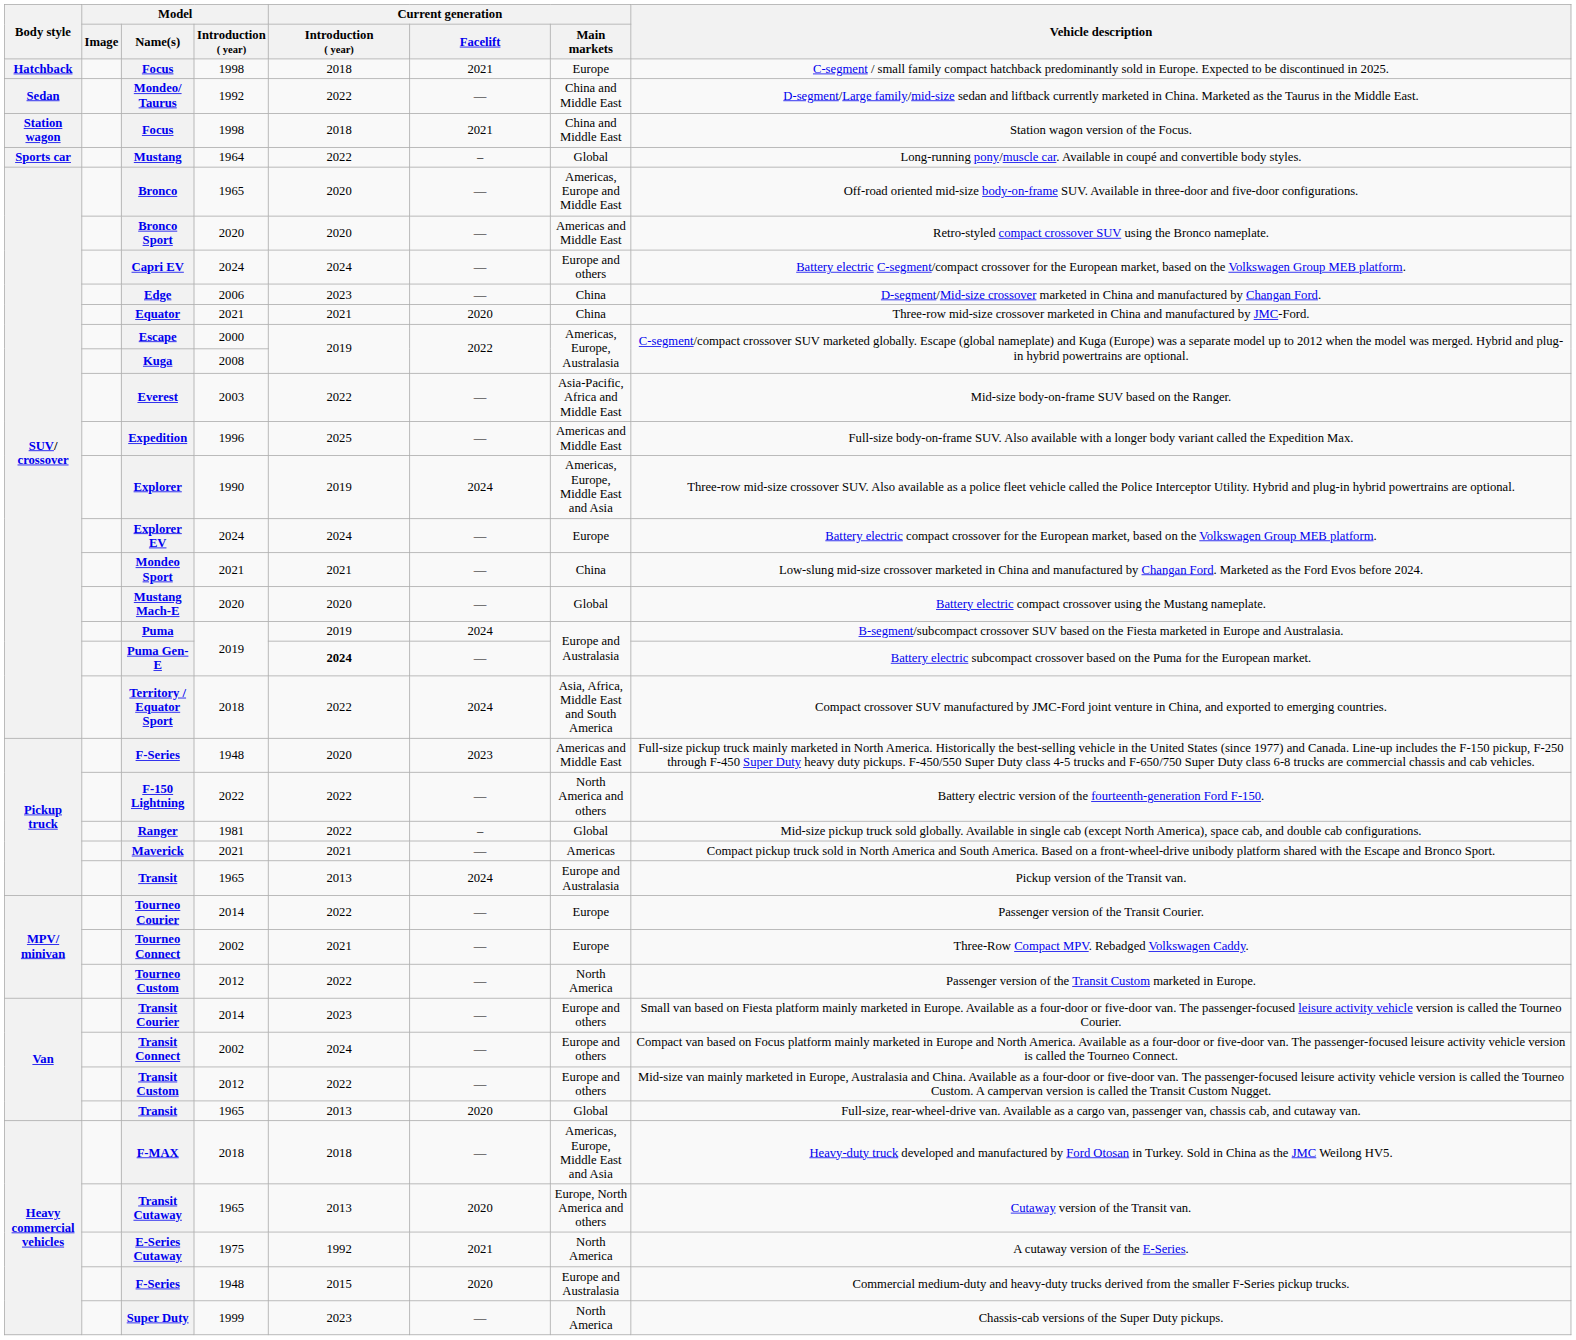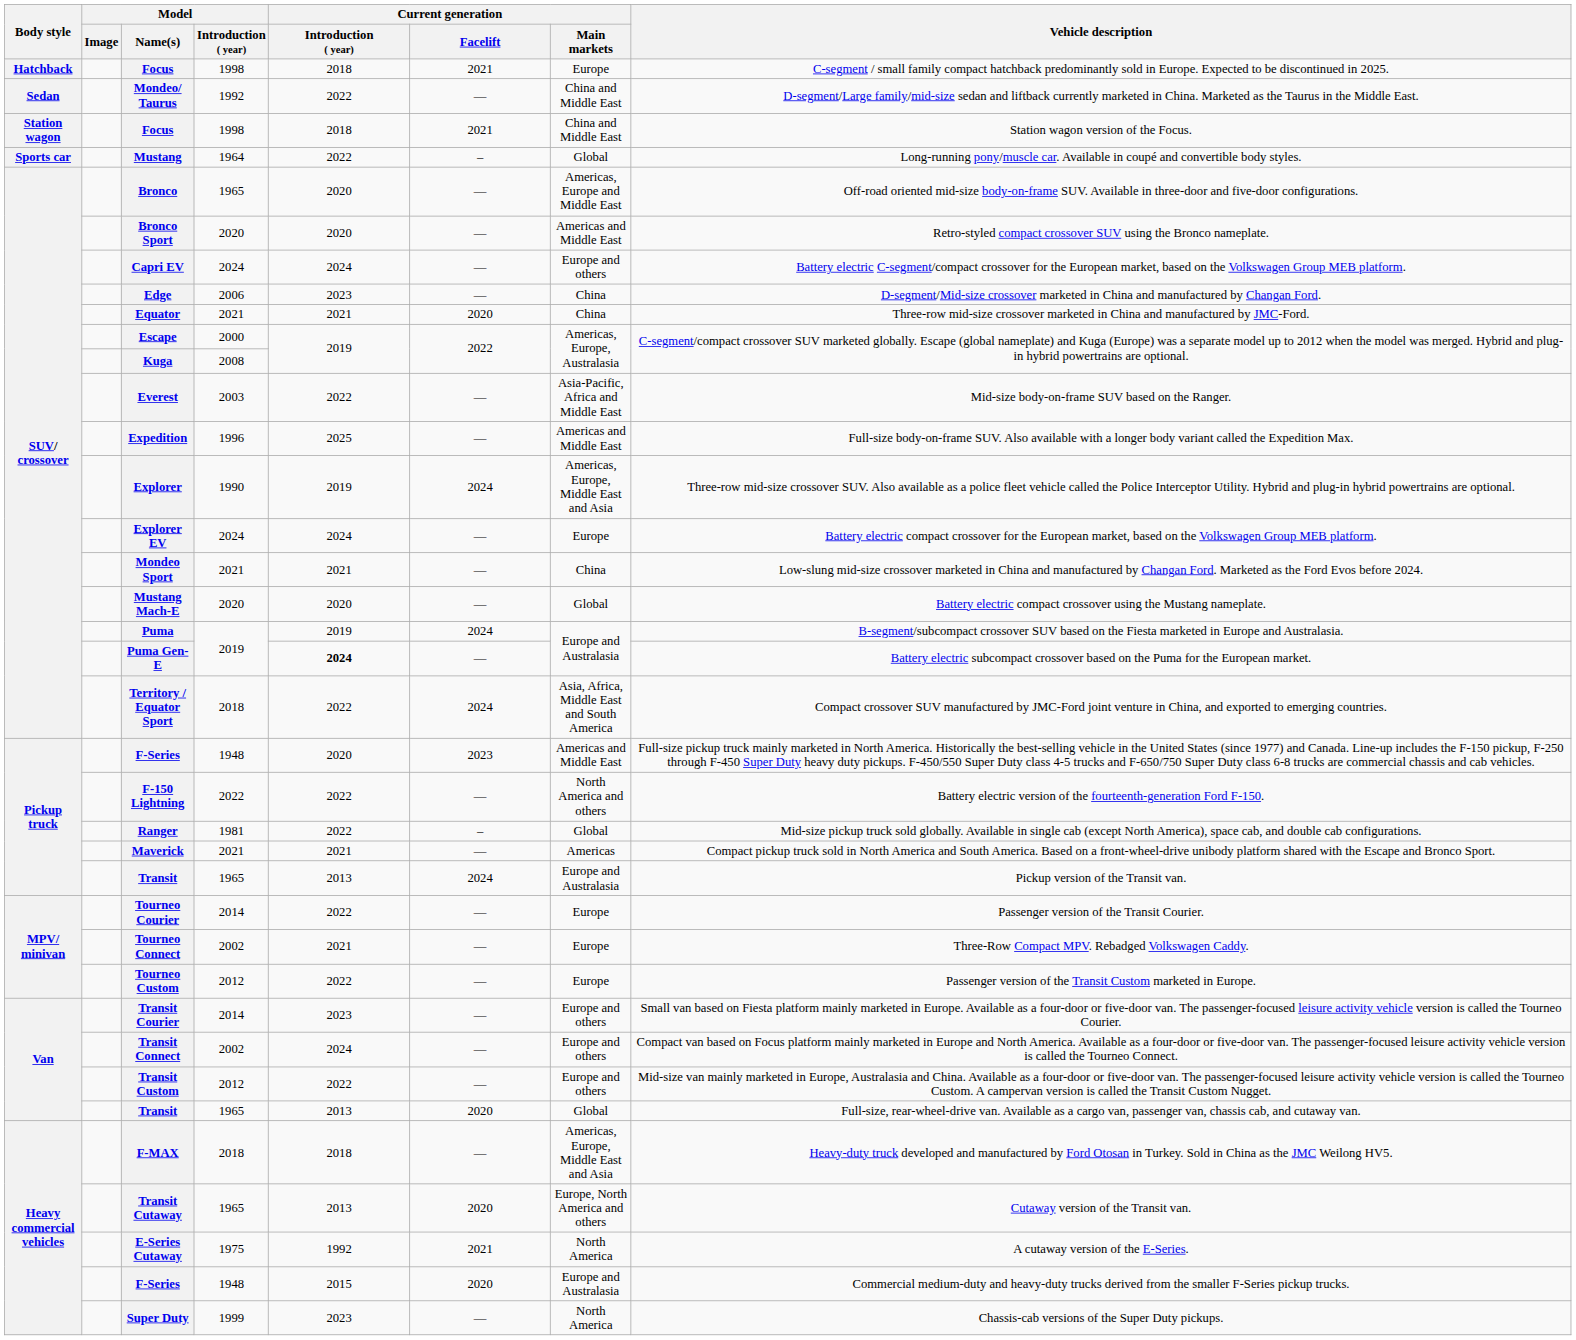(591, 981) North America -> (591, 981) Europe
